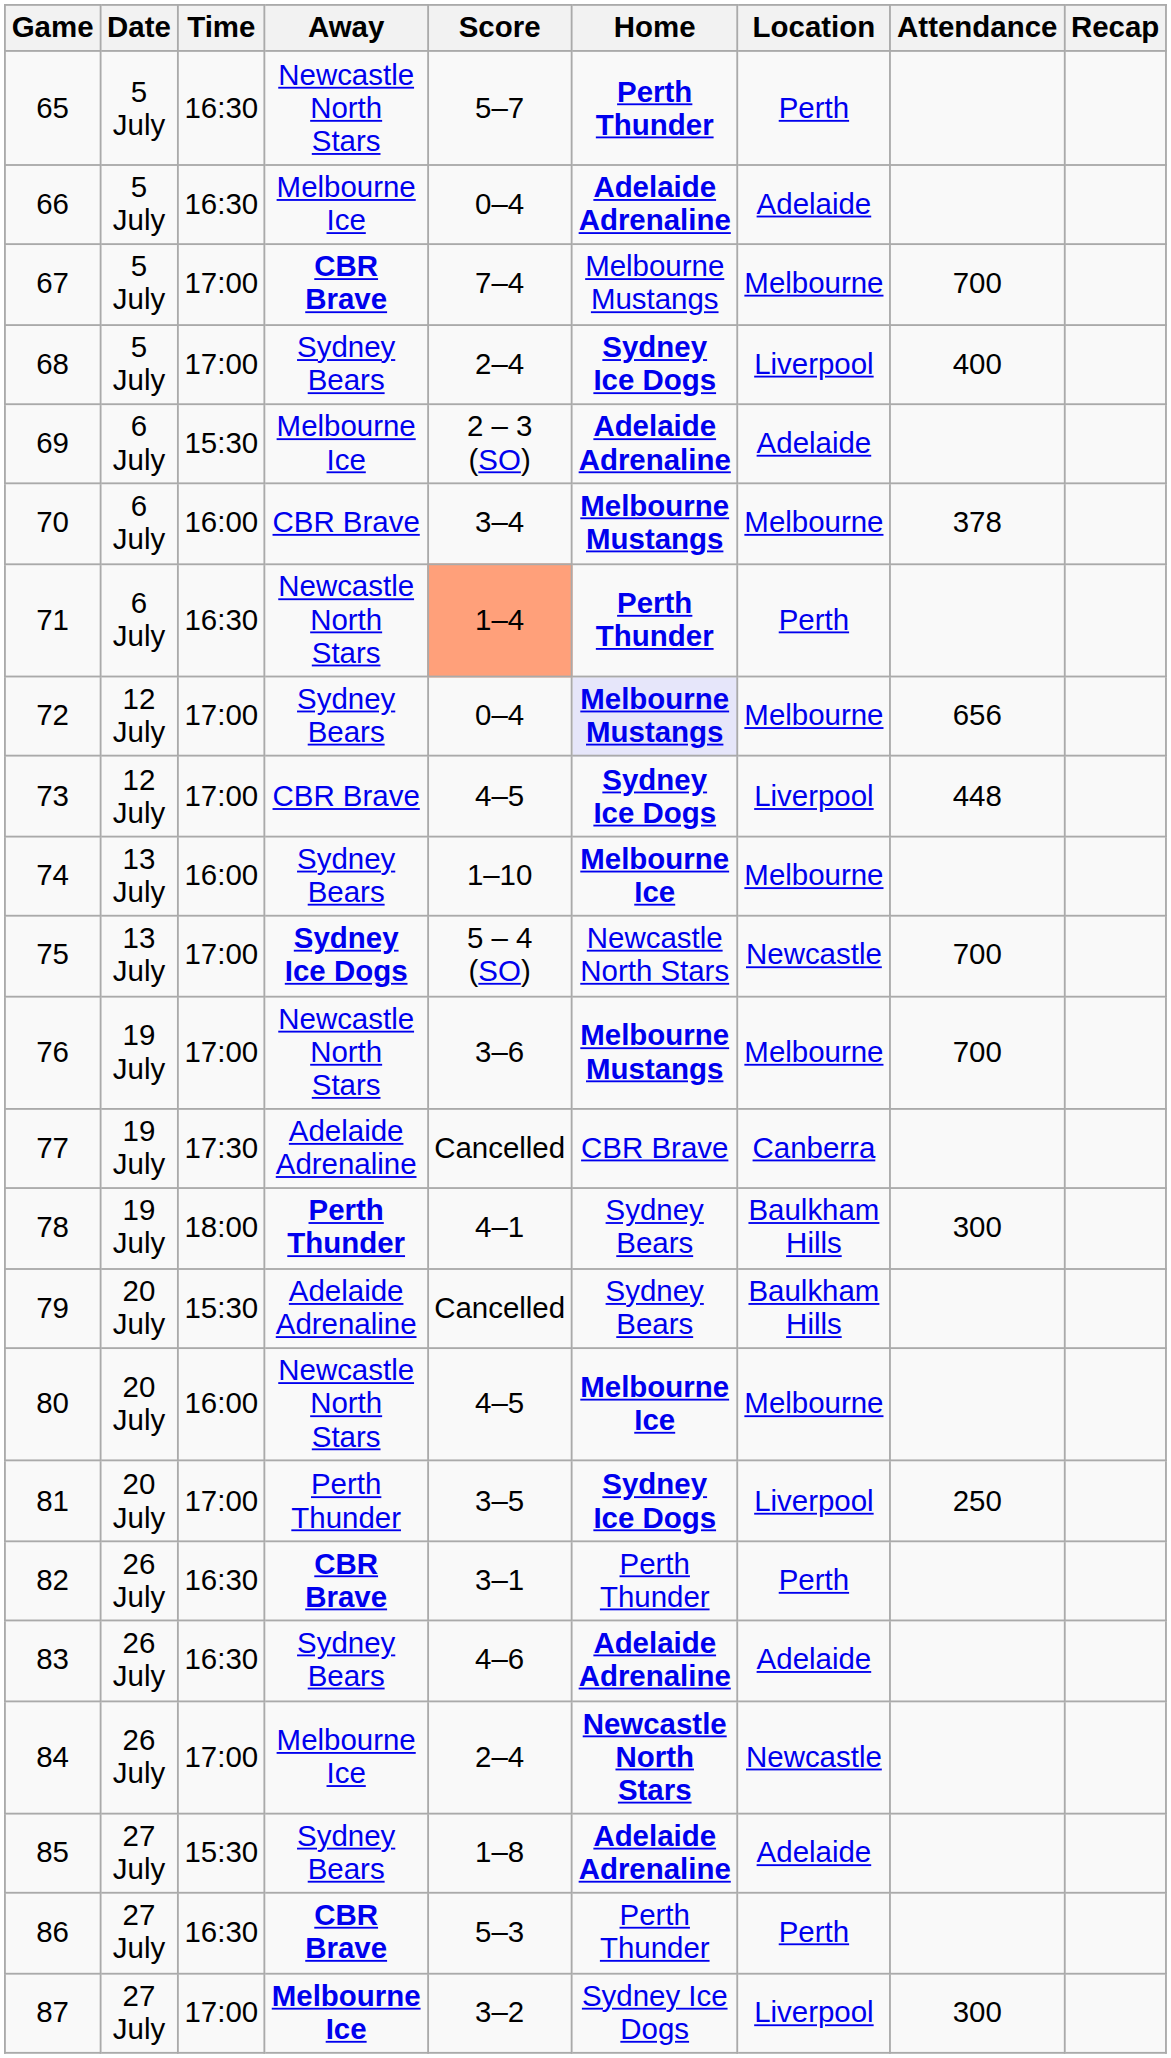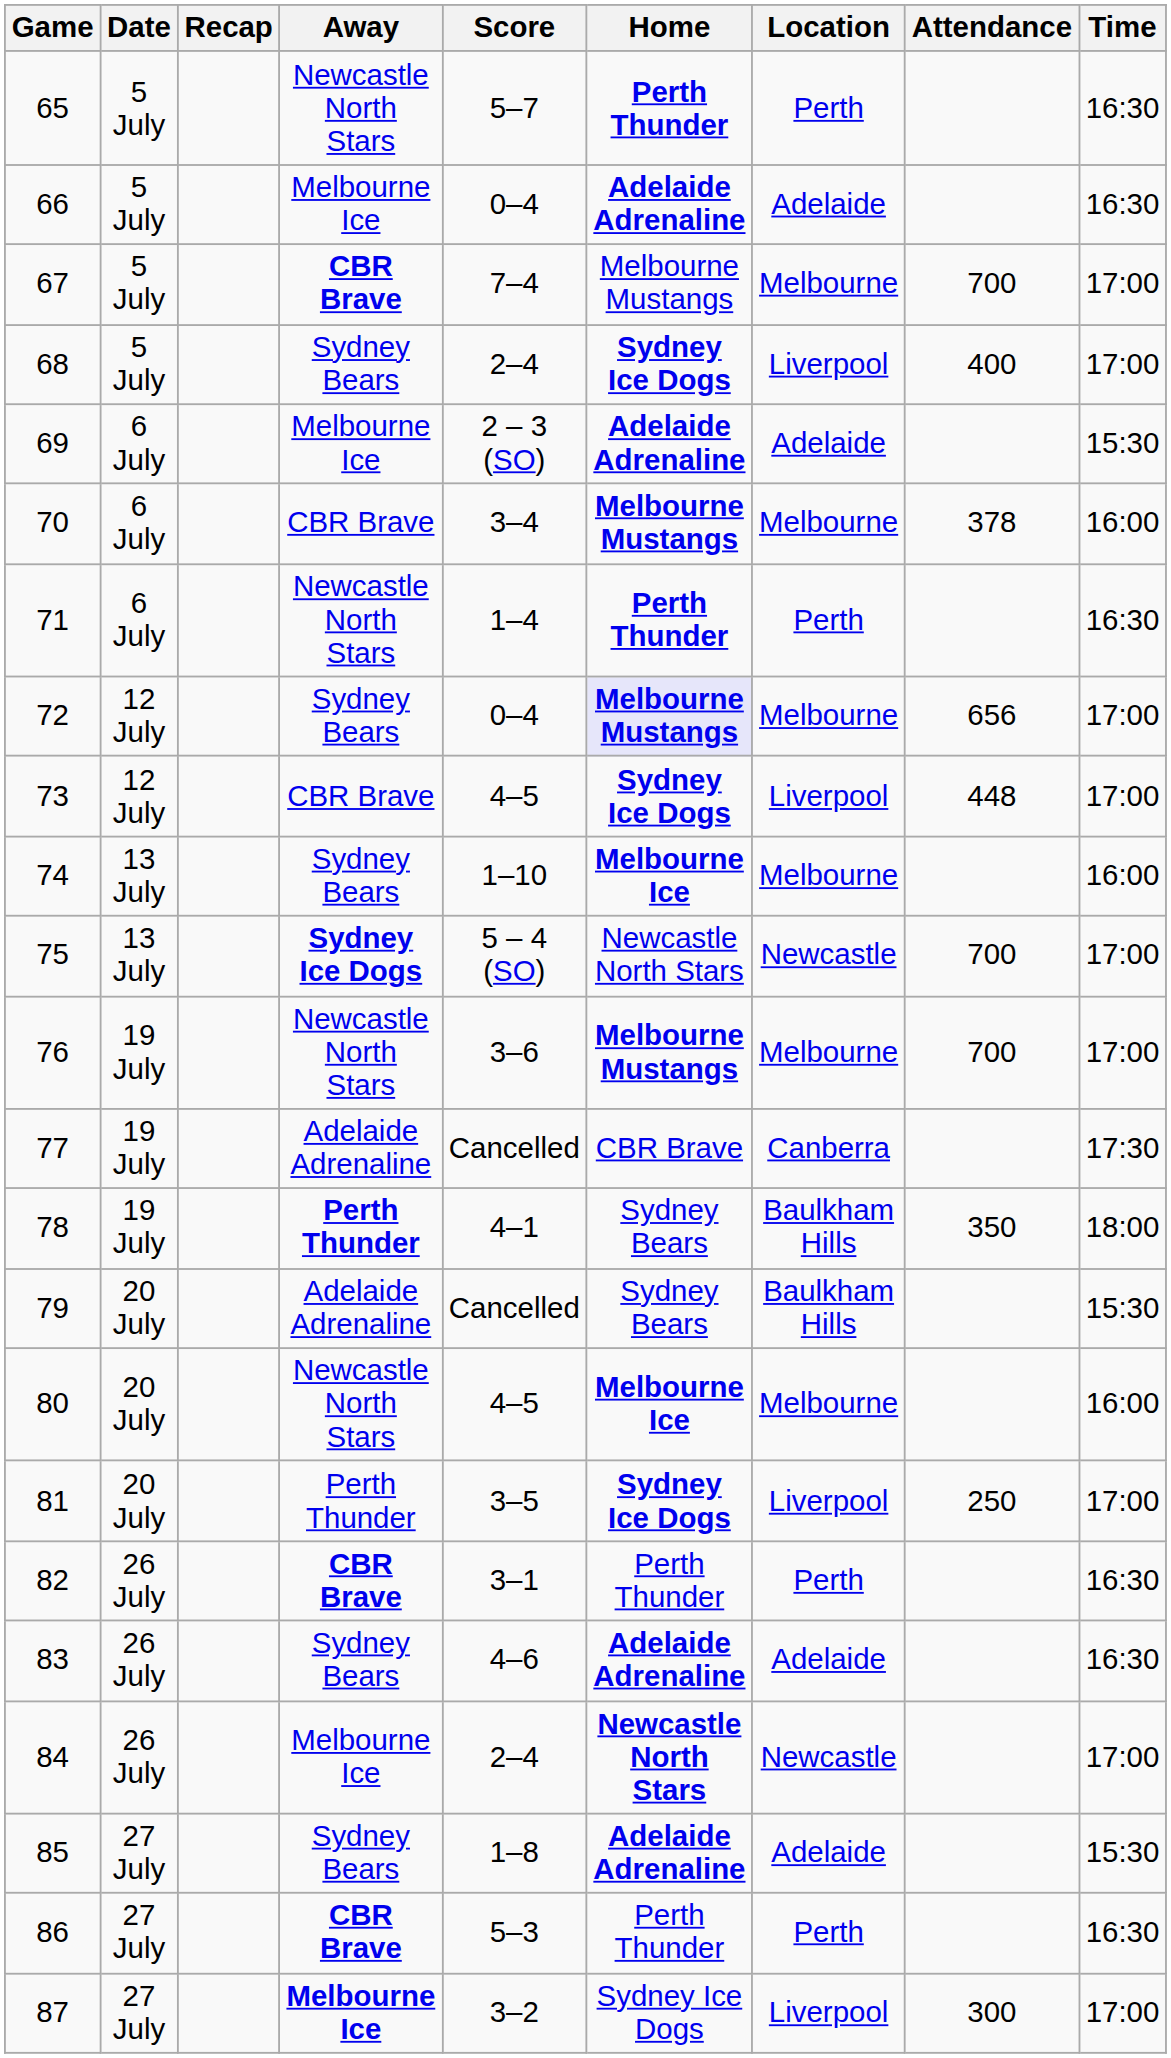columns swapped: (221, 27) <-> (1115, 27)
(500, 619) lightsalmon background -> (514, 619) no background
(977, 1227) 300 -> (992, 1227) 350
